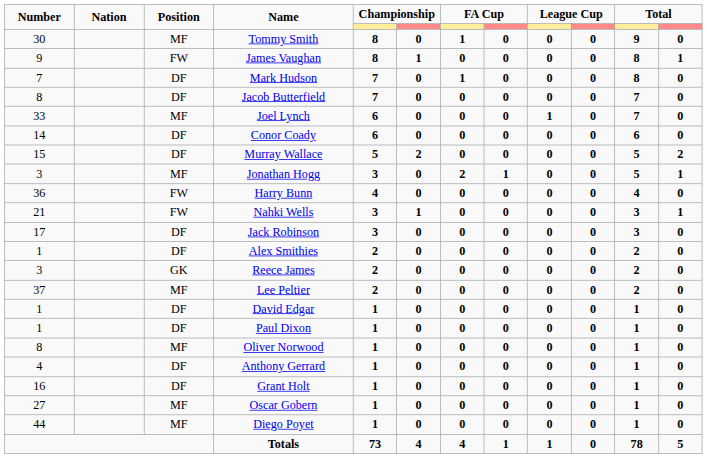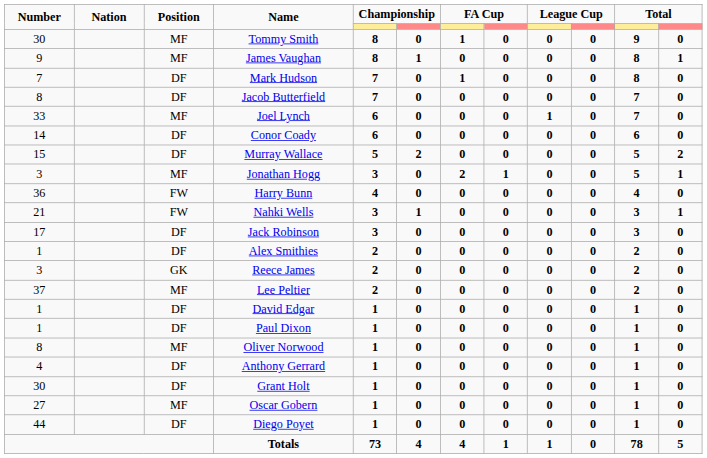(179, 58) FW -> (179, 58) MF
(39, 386) 16 -> (39, 386) 30
(179, 424) MF -> (179, 424) DF
